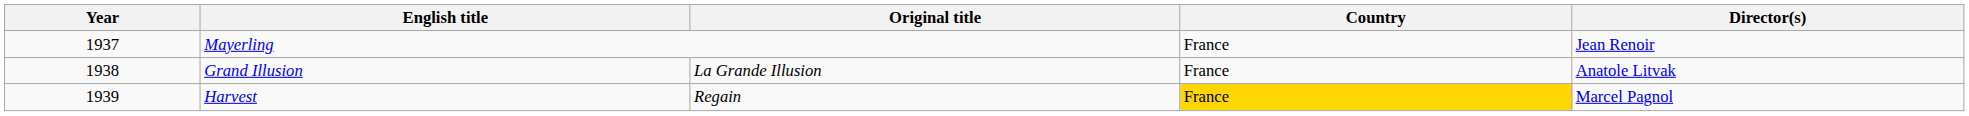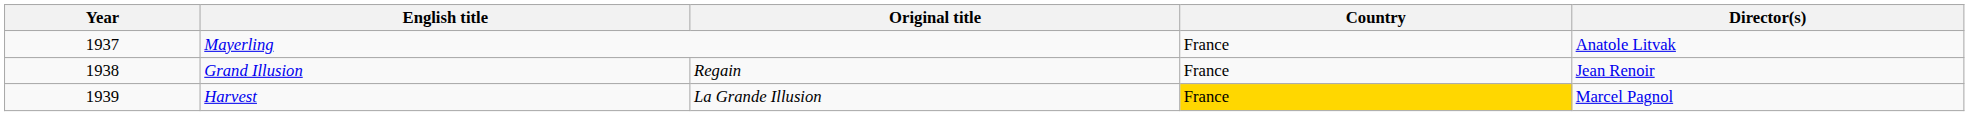(1615, 44) Jean Renoir -> (1626, 44) Anatole Litvak
(758, 70) La Grande Illusion -> (718, 70) Regain
(1626, 70) Anatole Litvak -> (1615, 70) Jean Renoir
(718, 96) Regain -> (758, 96) La Grande Illusion
